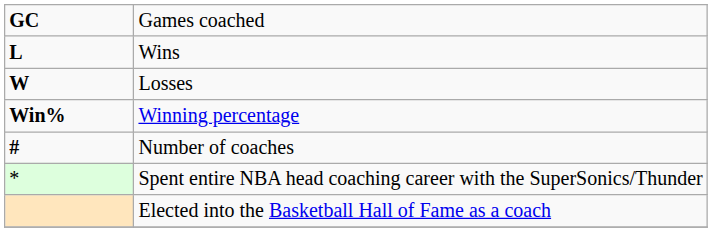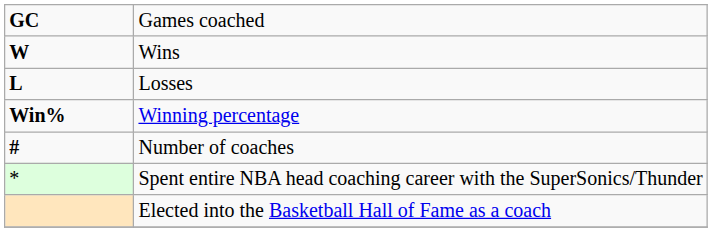(16, 52) L -> (19, 52) W
(19, 83) W -> (16, 83) L
